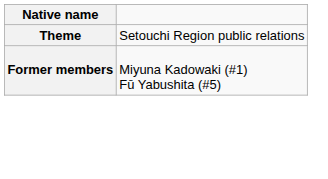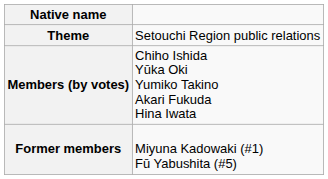+ row: (68, 85)
